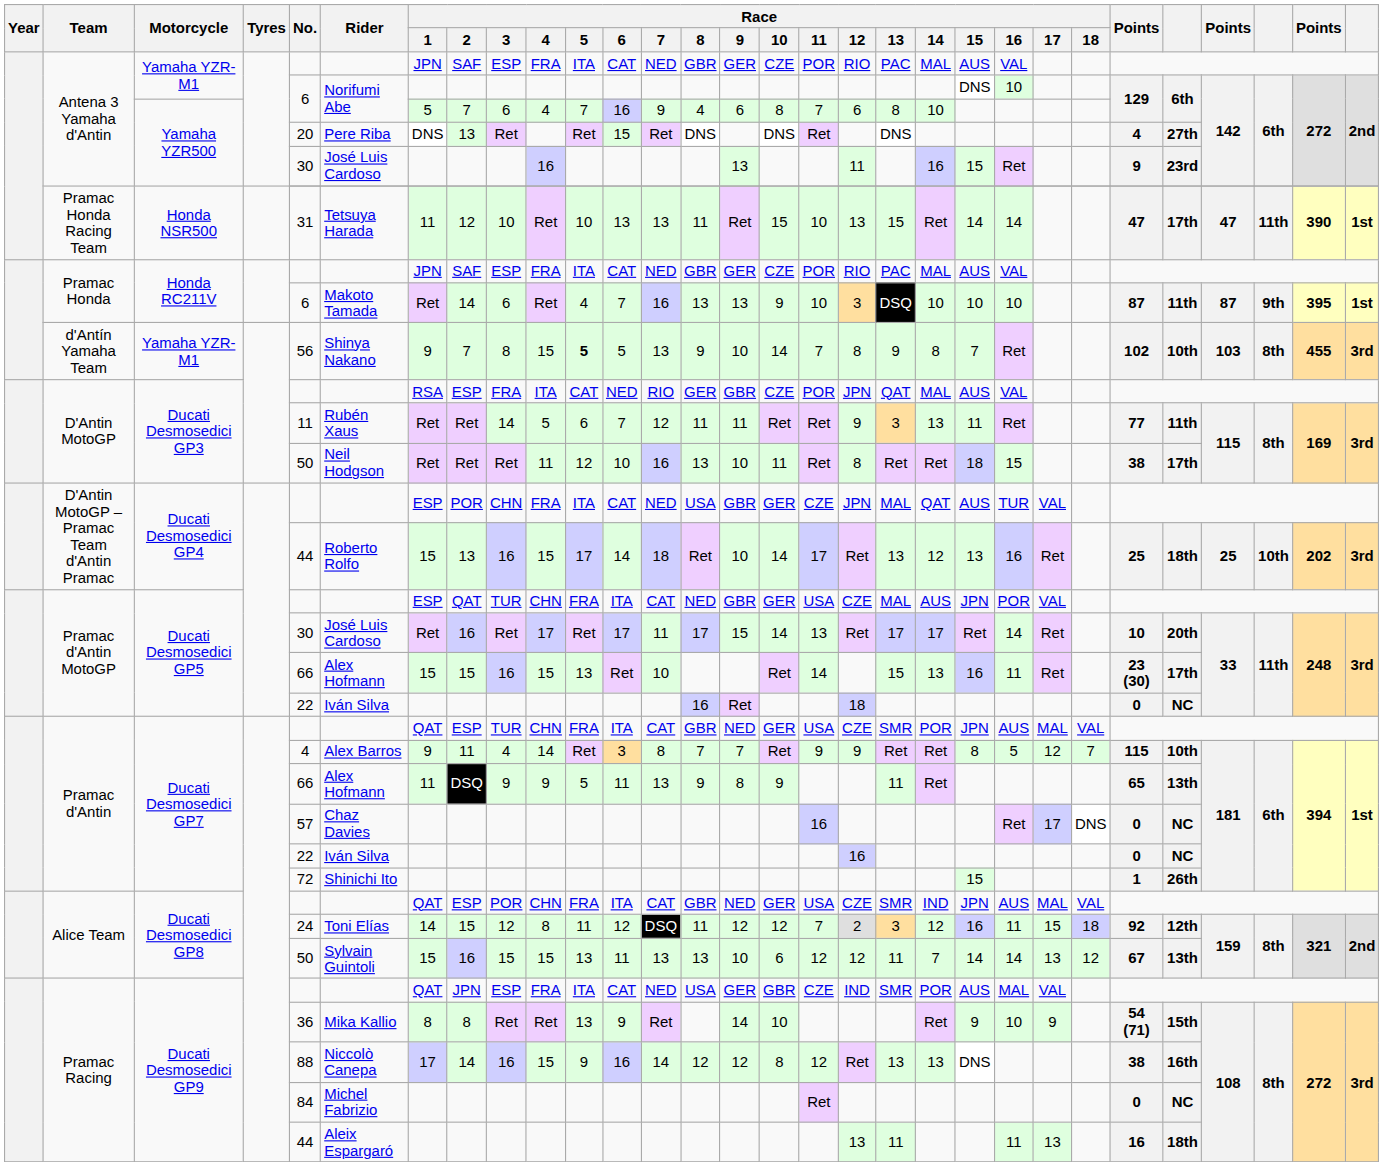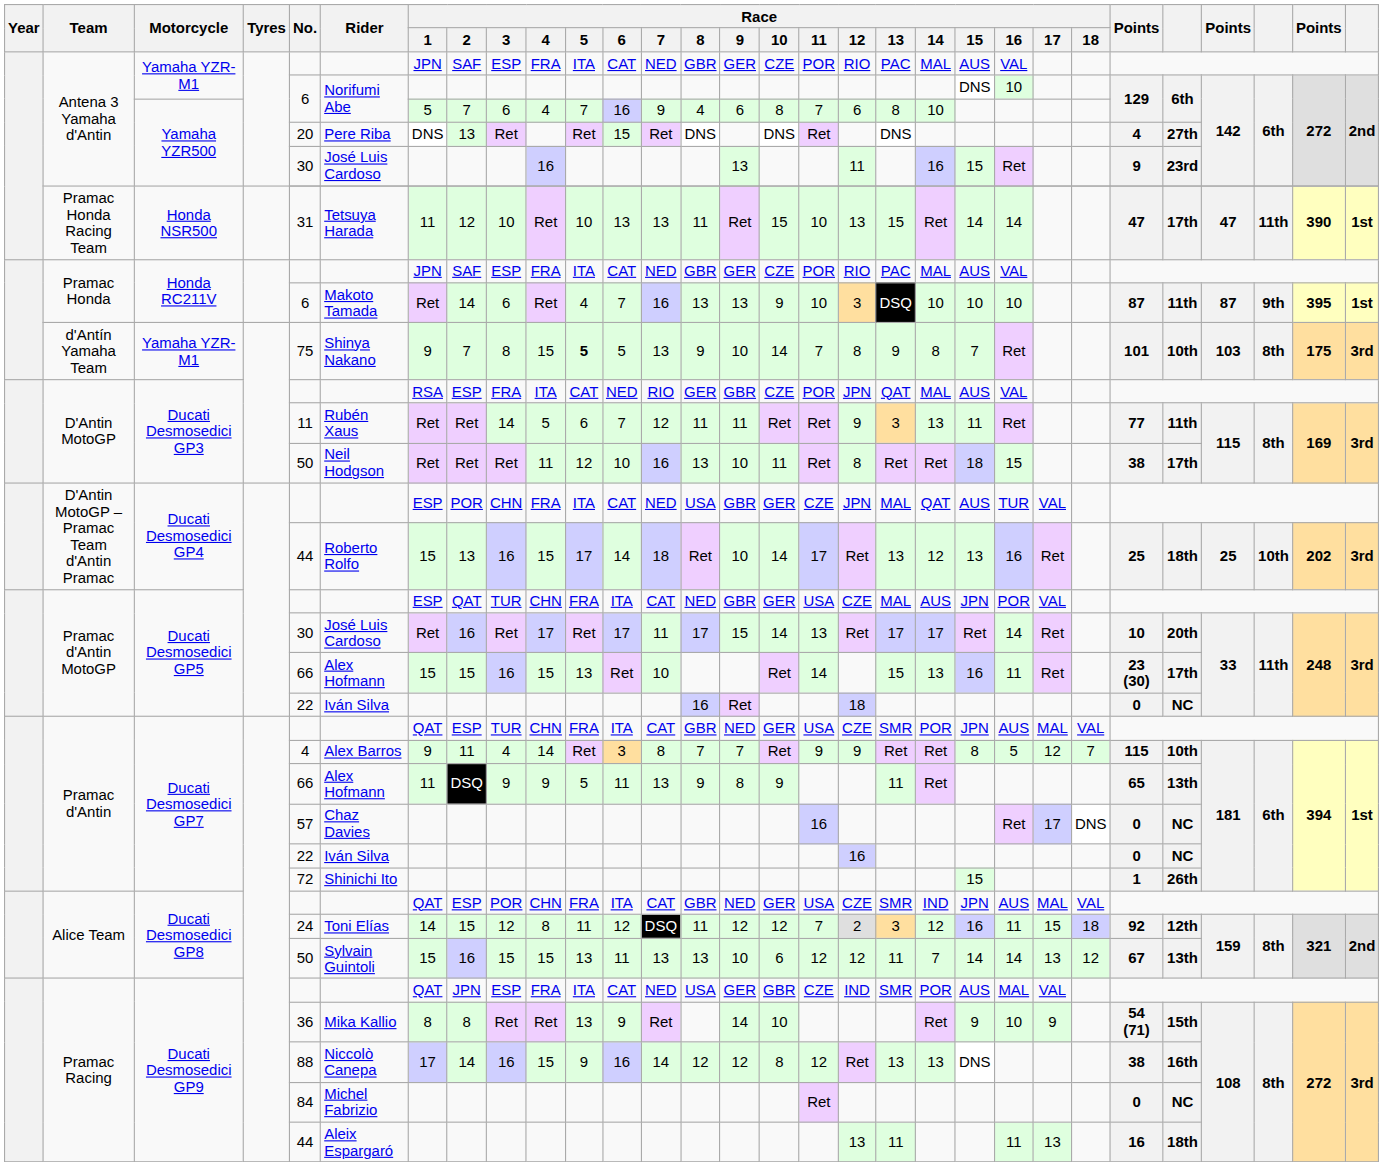(305, 351) 56 -> (305, 351) 75
(1137, 351) 102 -> (1137, 351) 101
(1319, 351) 455 -> (1319, 351) 175
